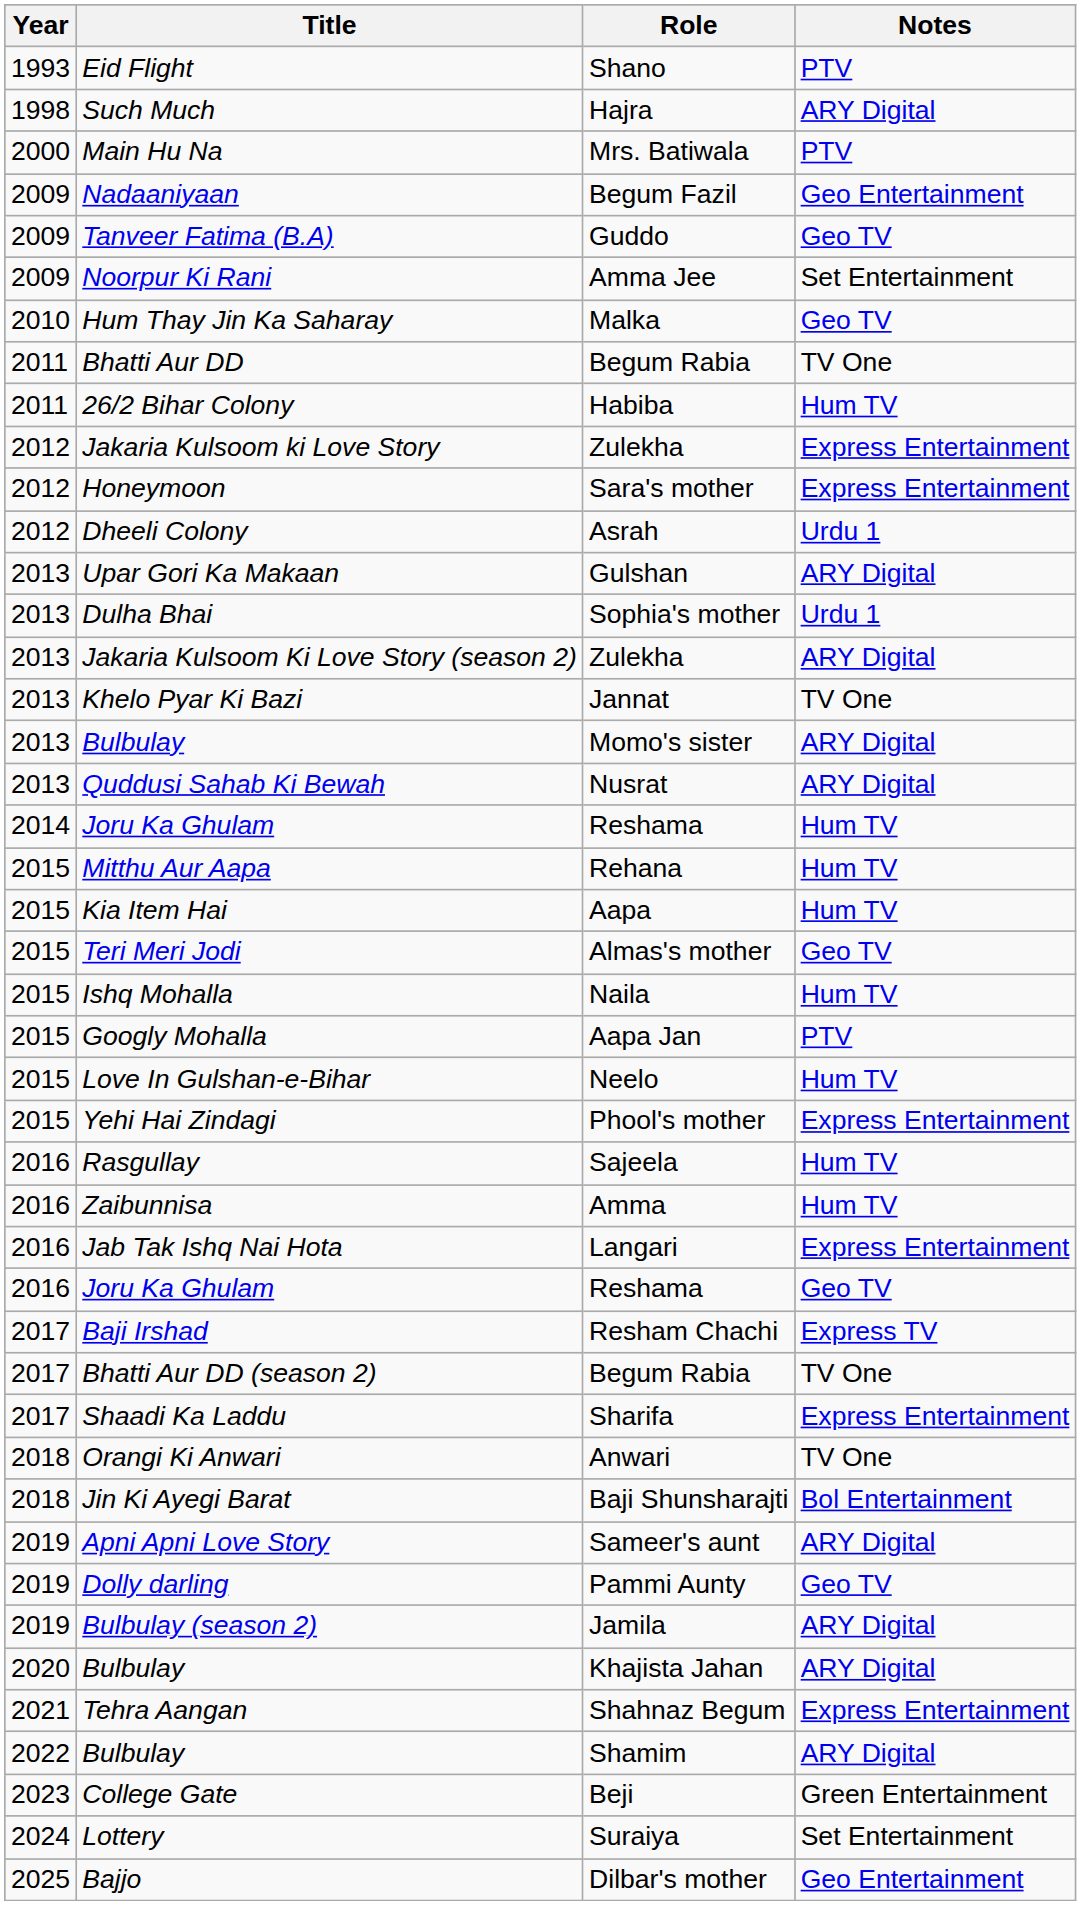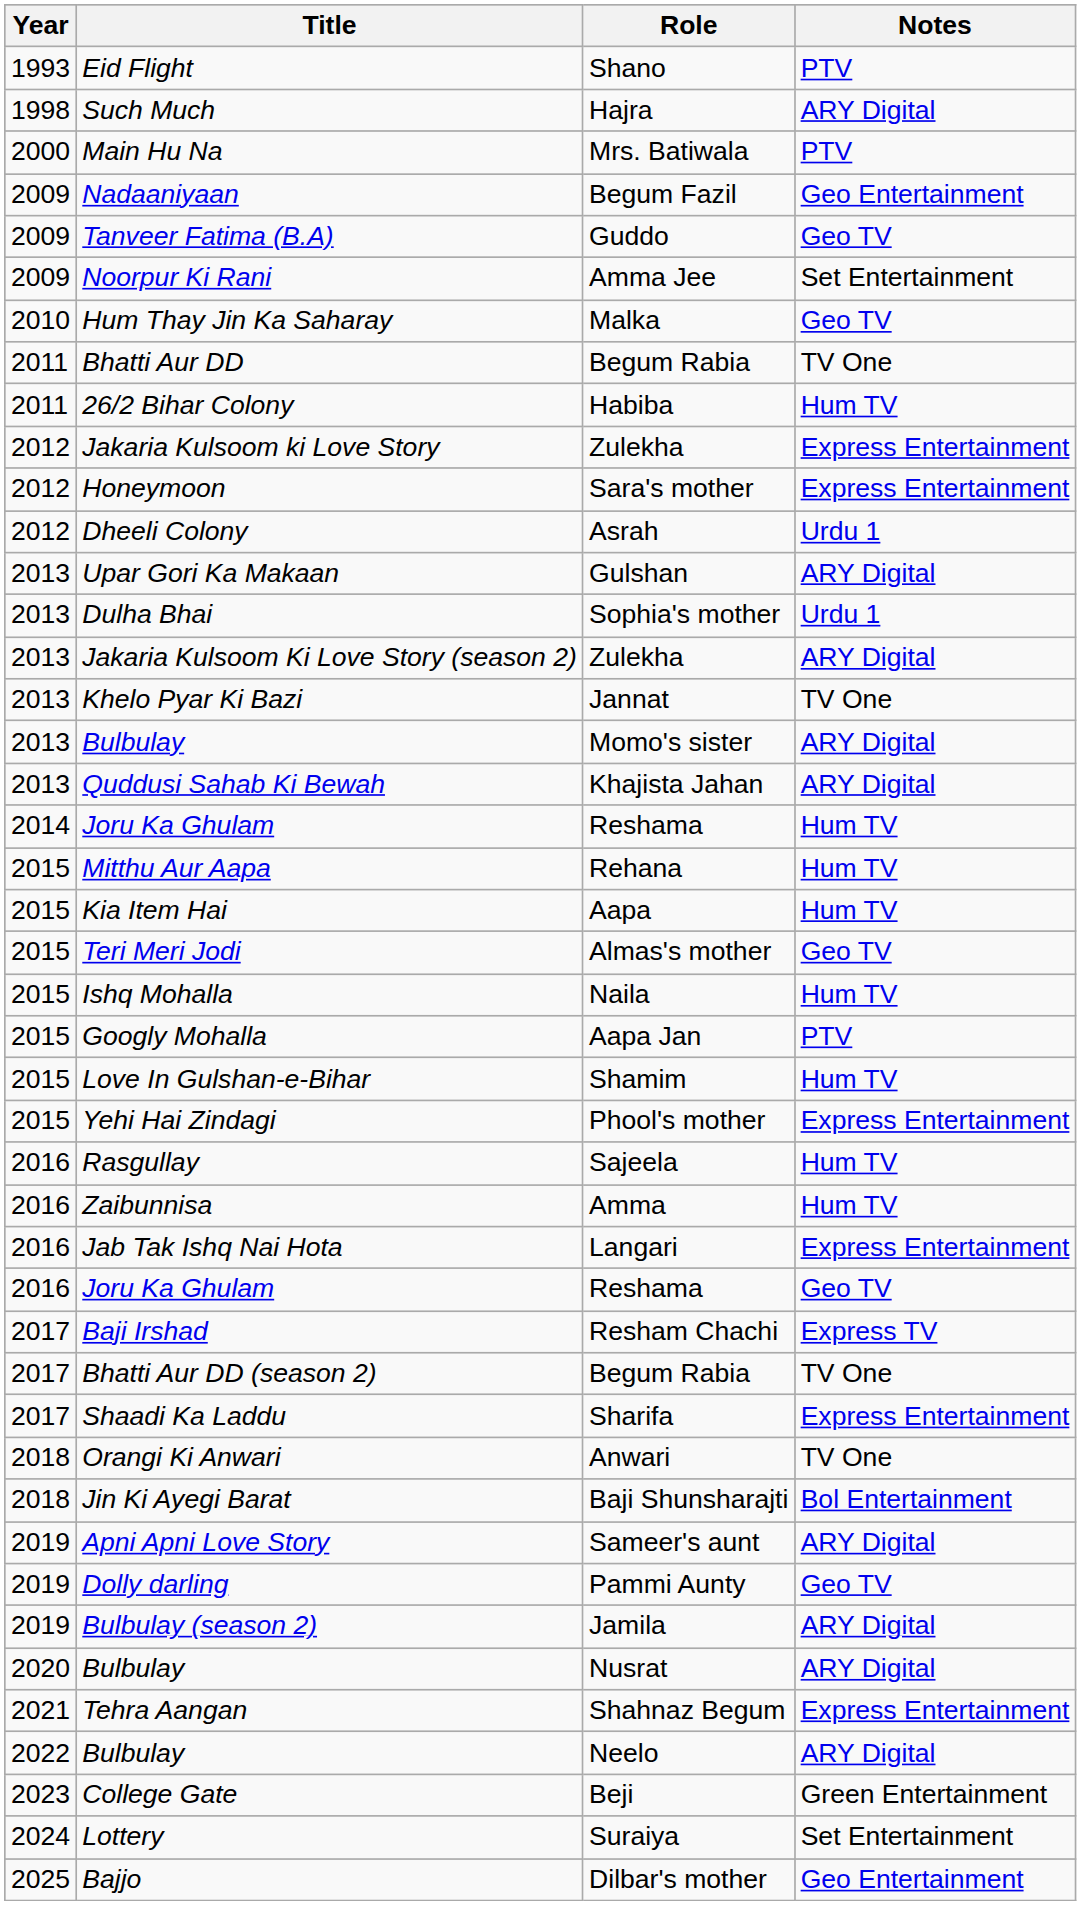(628, 783) Nusrat -> (676, 783) Khajista Jahan
(624, 1078) Neelo -> (638, 1078) Shamim
(676, 1668) Khajista Jahan -> (628, 1668) Nusrat
(638, 1752) Shamim -> (624, 1752) Neelo
